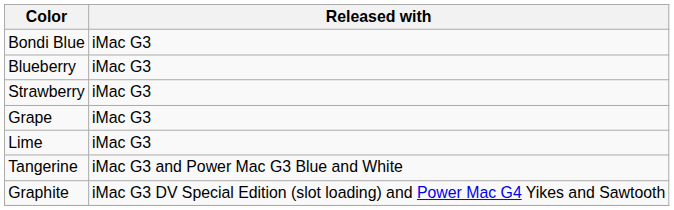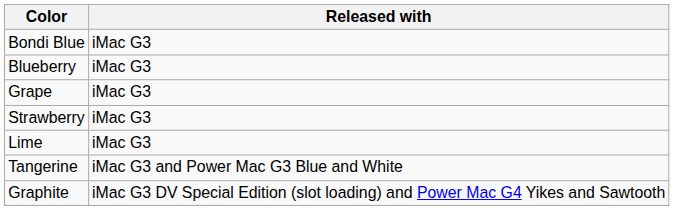rows swapped: (46, 92) <-> (30, 117)
